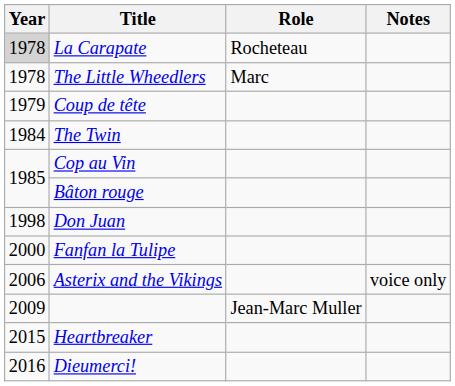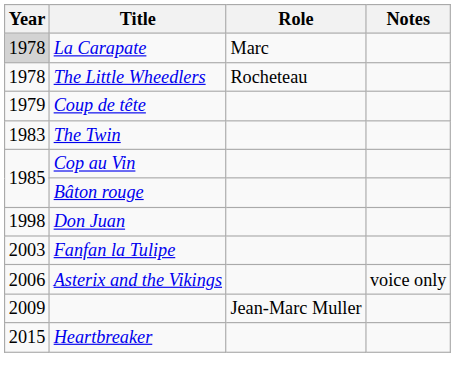(269, 47) Rocheteau -> (250, 47) Marc
(250, 76) Marc -> (269, 76) Rocheteau
(27, 134) 1984 -> (27, 134) 1983
(27, 250) 2000 -> (27, 250) 2003
- row: (95, 366)
